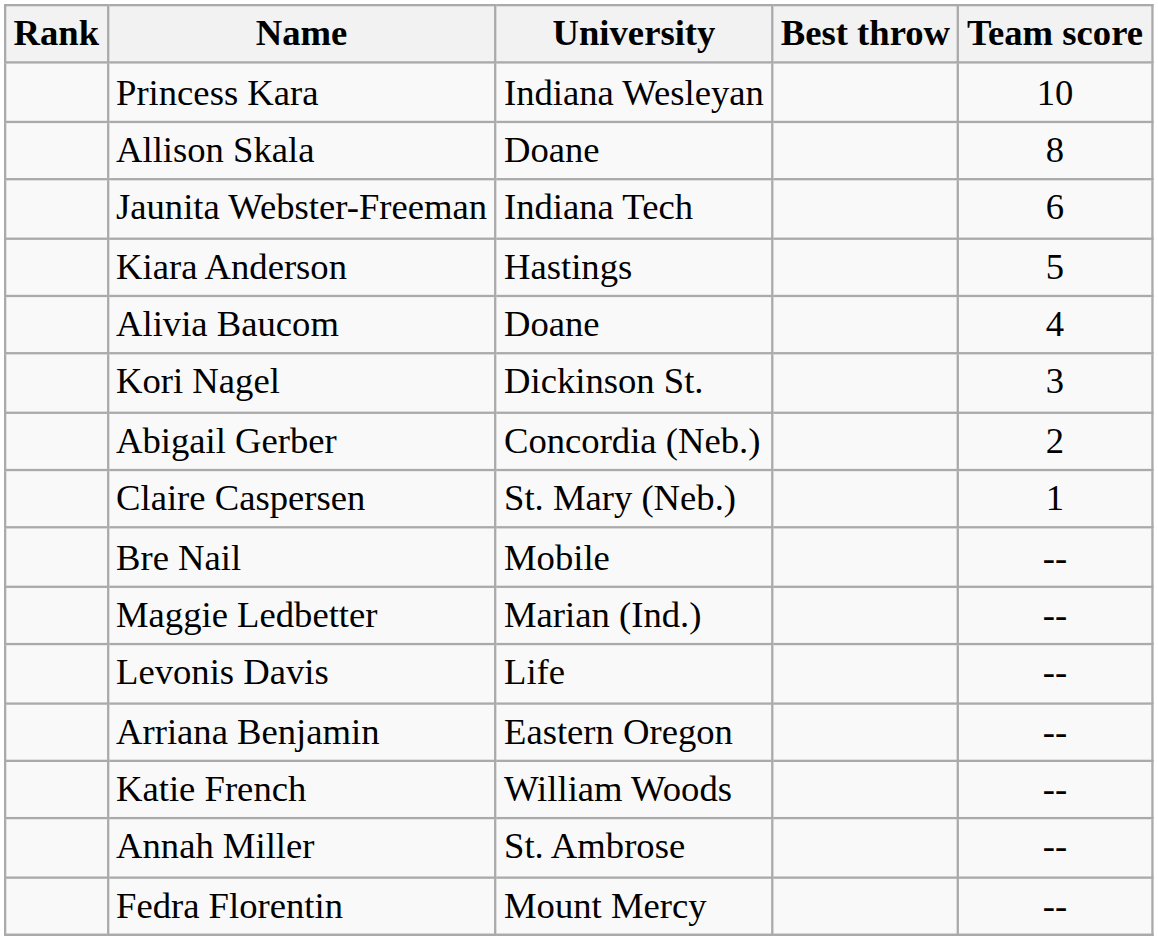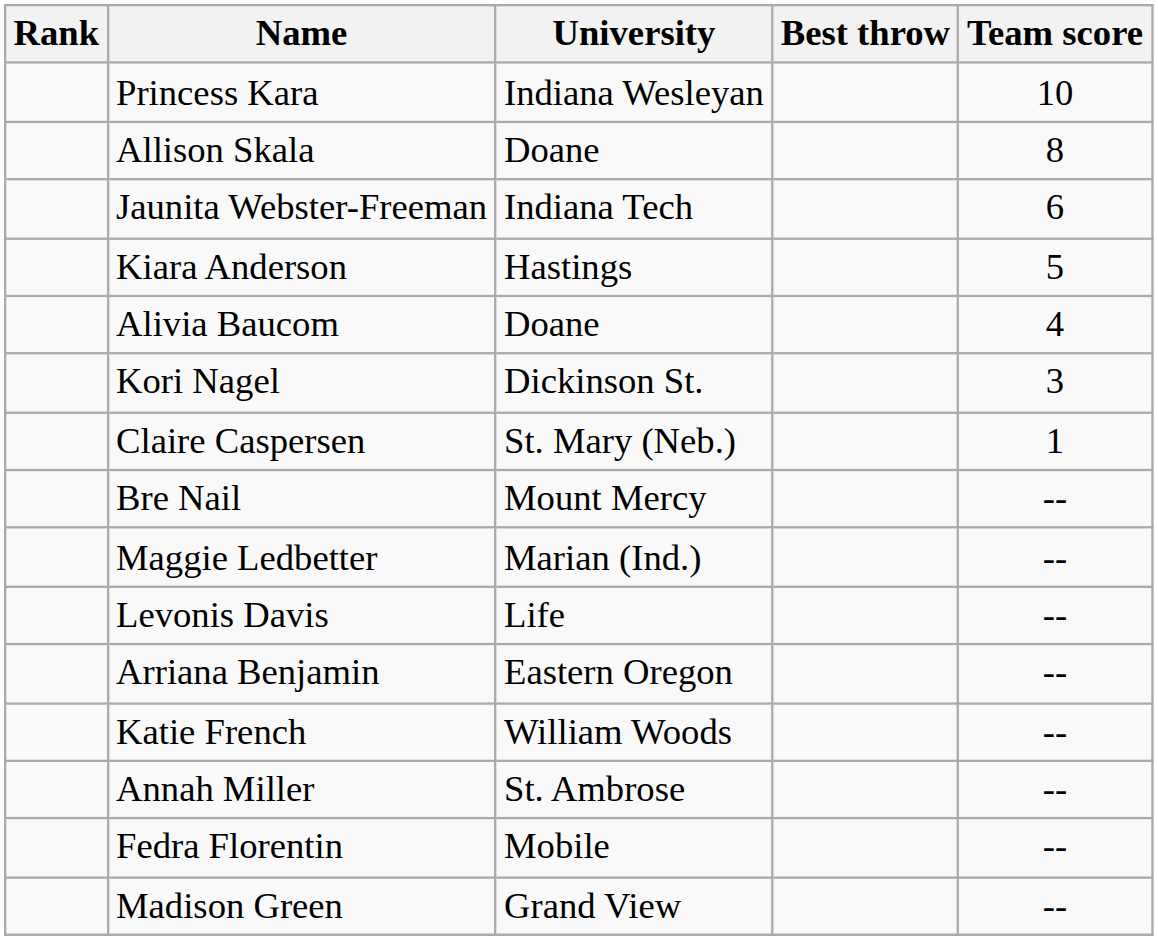- row: (226, 440)
(557, 556) Mobile -> (605, 498) Mount Mercy
(605, 905) Mount Mercy -> (557, 847) Mobile
+ row: (229, 905)
